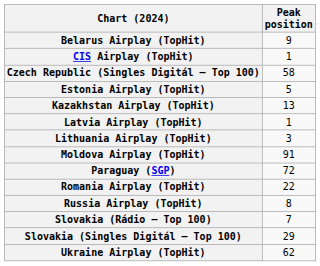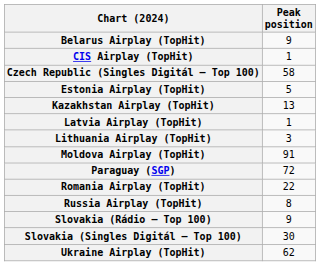(289, 220) 7 -> (289, 220) 9
(289, 236) 29 -> (289, 236) 30
